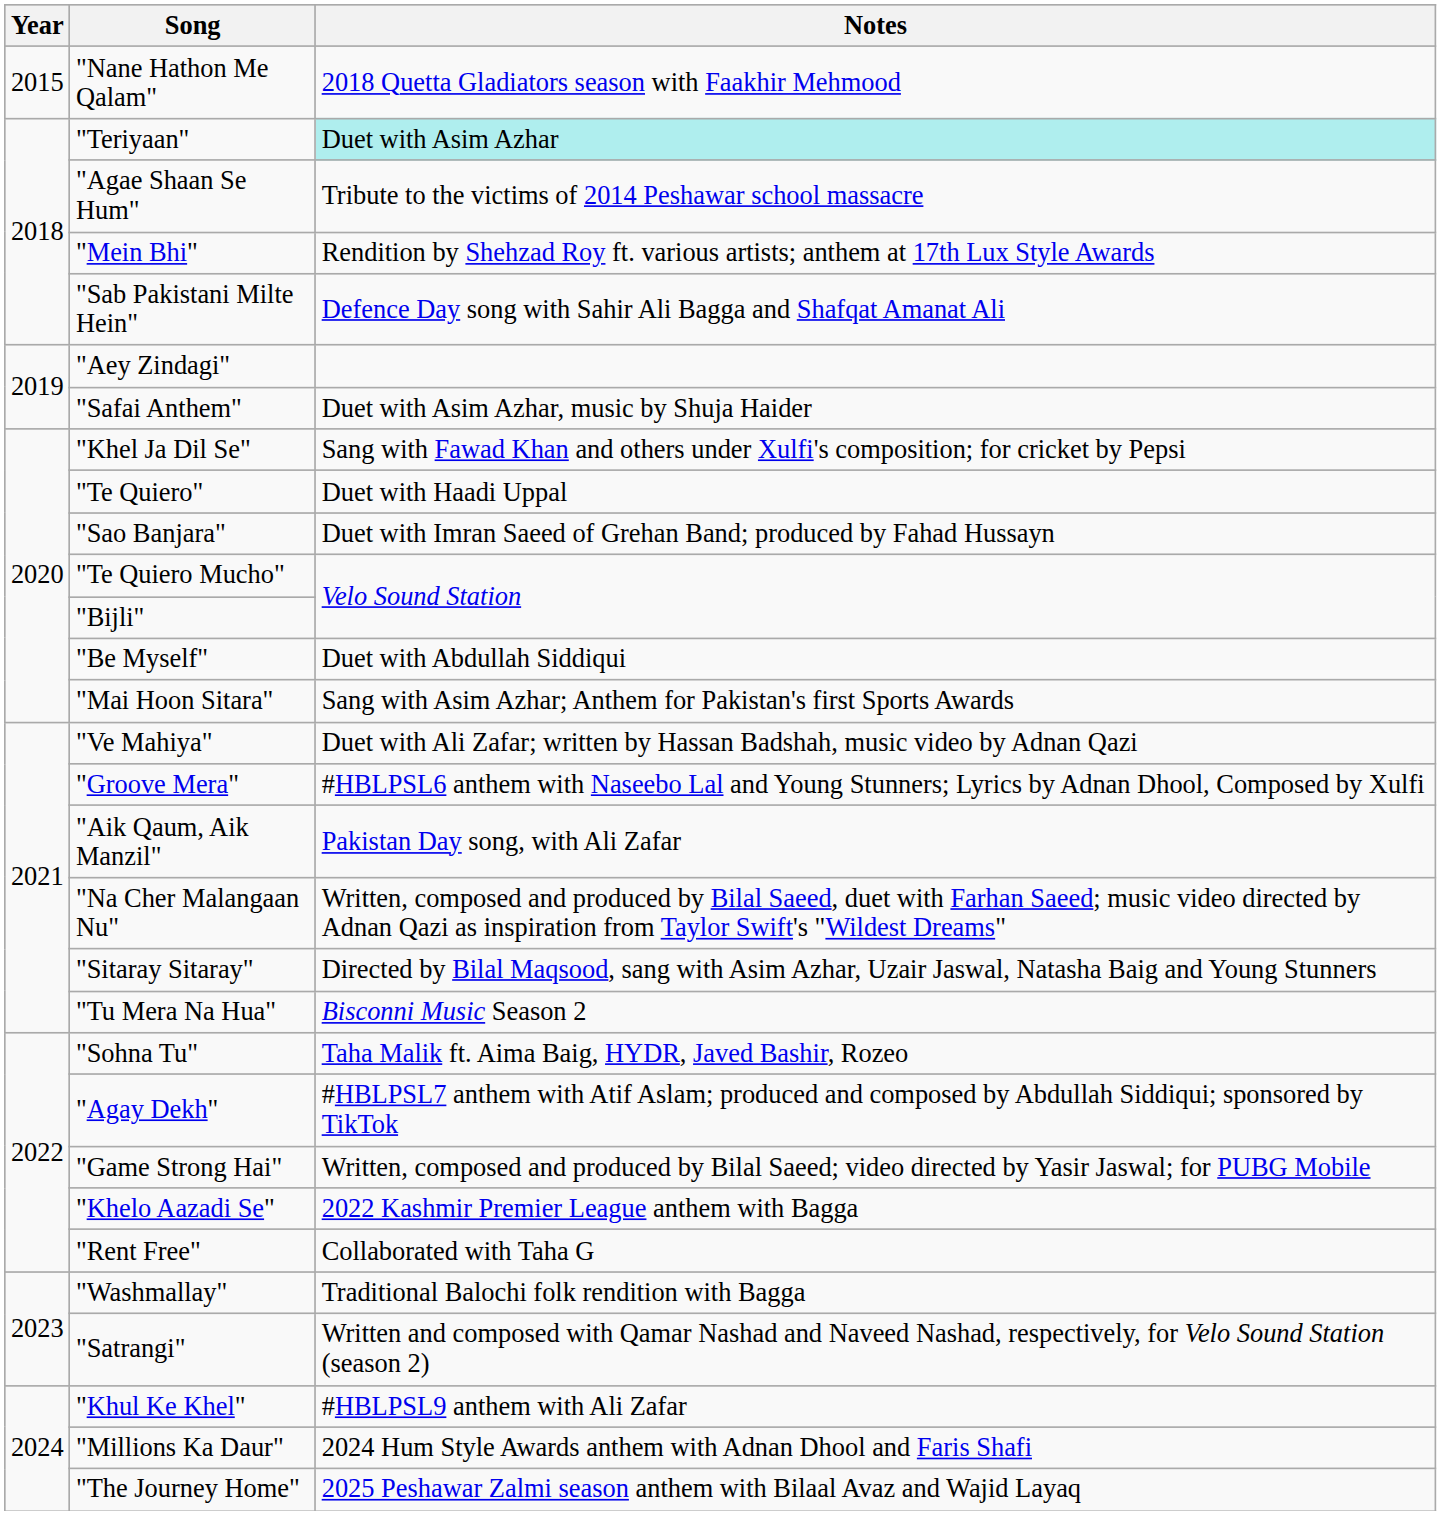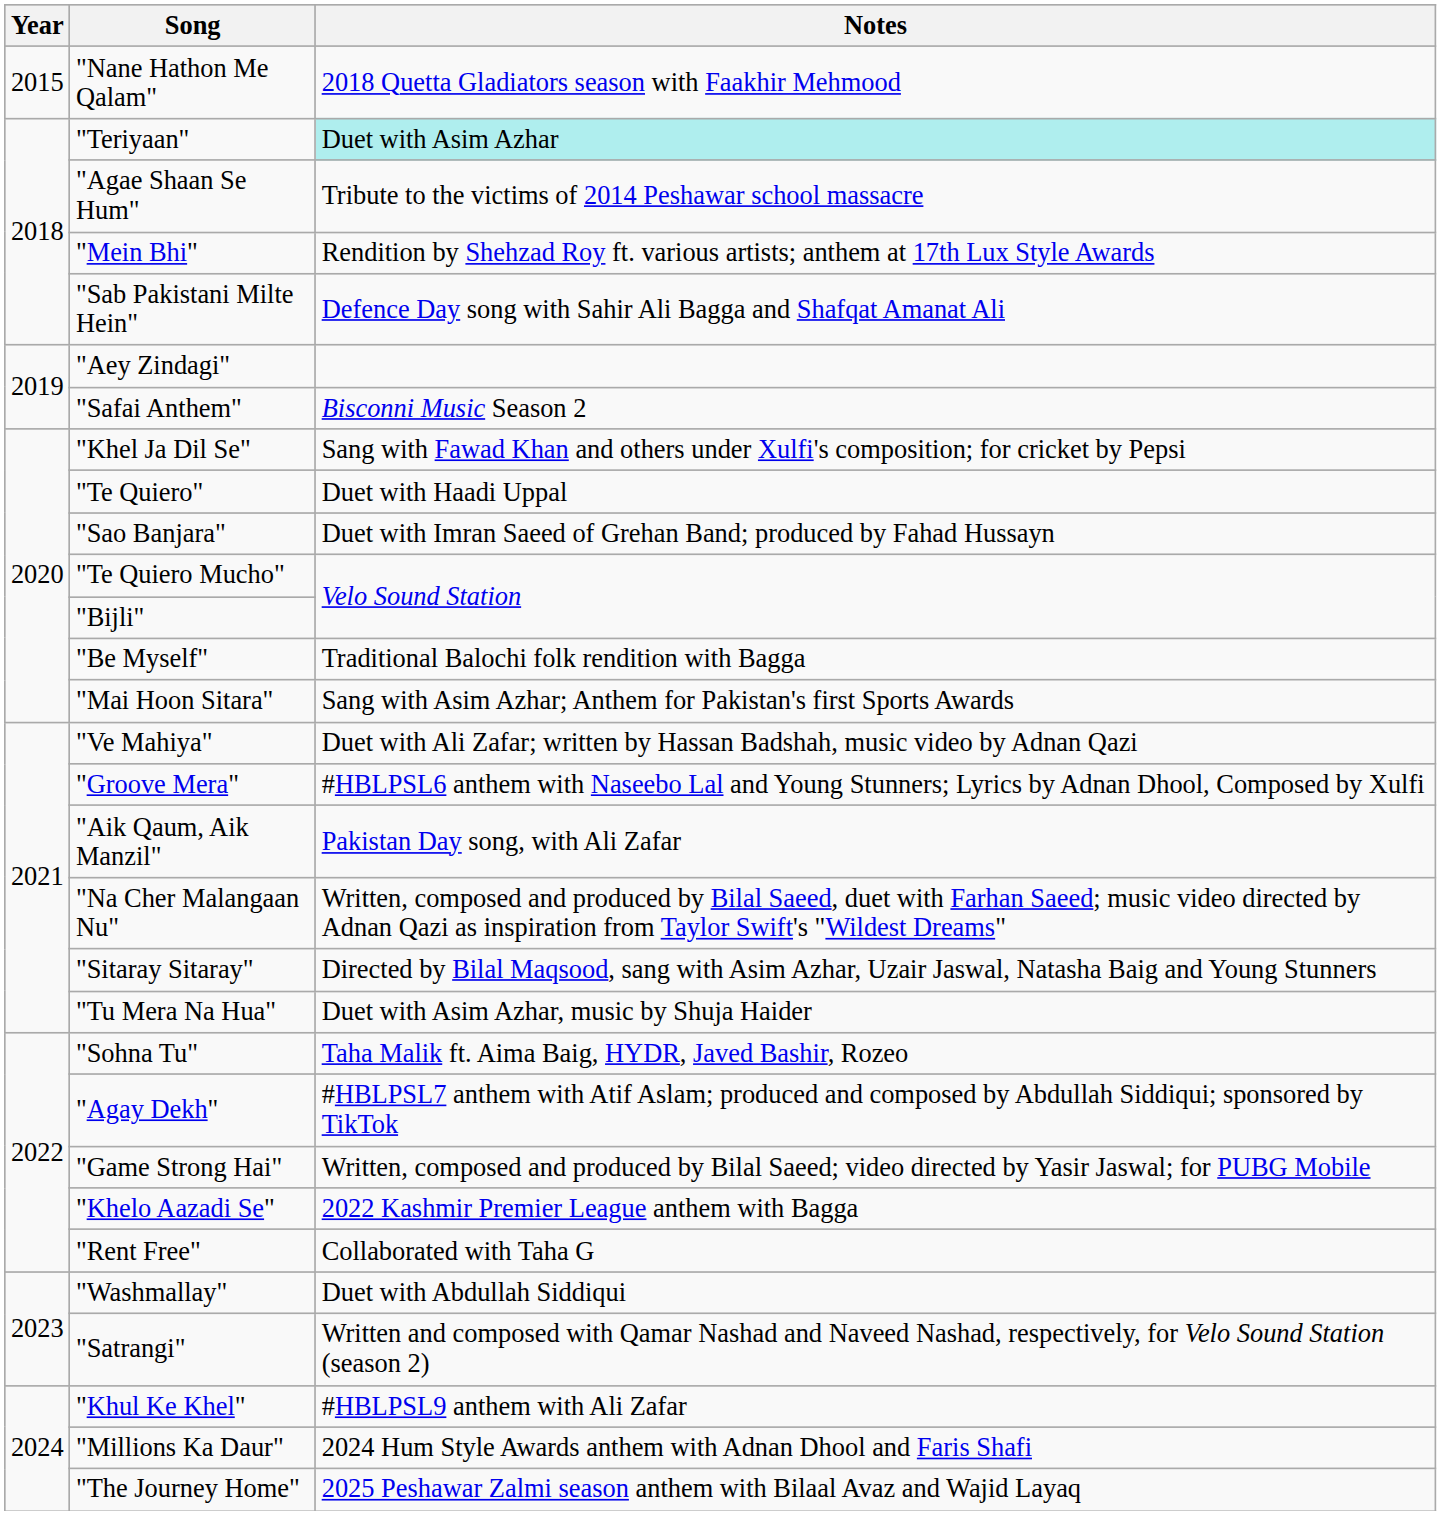(567, 407) Duet with Asim Azhar, music by Shuja Haider -> (454, 407) Bisconni Music Season 2
(474, 658) Duet with Abdullah Siddiqui -> (564, 658) Traditional Balochi folk rendition with Bagga
(454, 1011) Bisconni Music Season 2 -> (567, 1011) Duet with Asim Azhar, music by Shuja Haider
(564, 1292) Traditional Balochi folk rendition with Bagga -> (474, 1292) Duet with Abdullah Siddiqui
